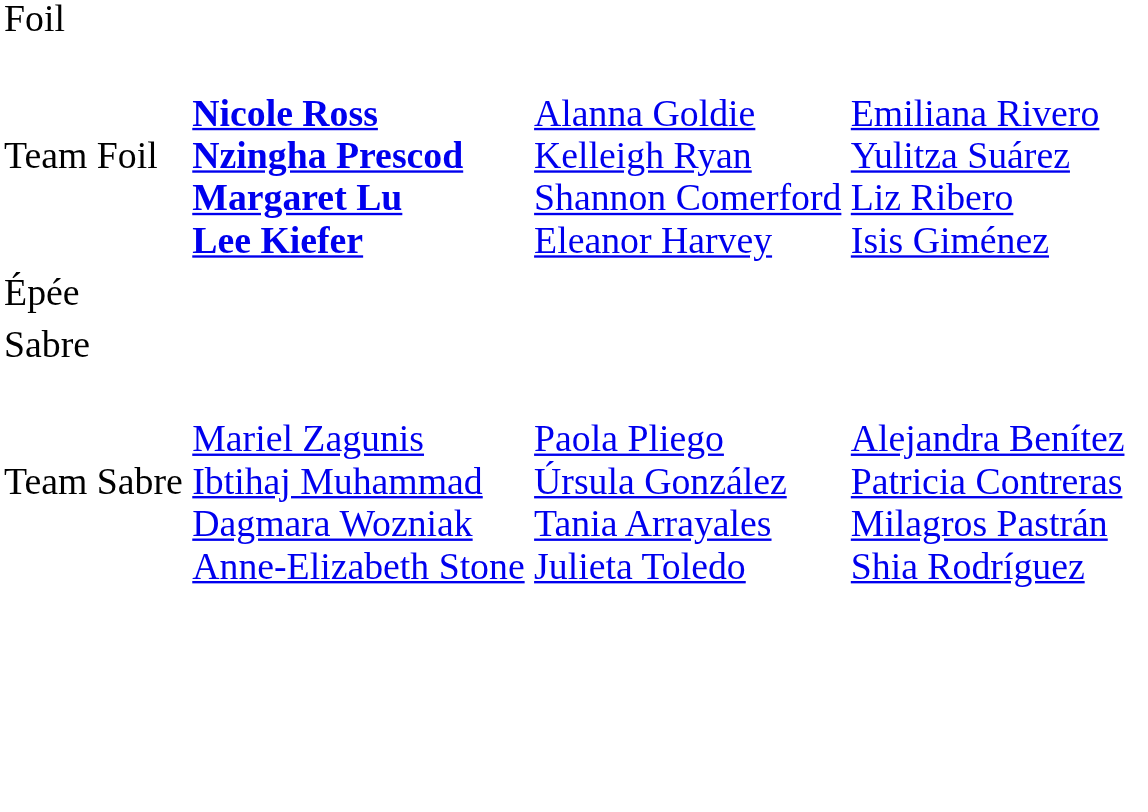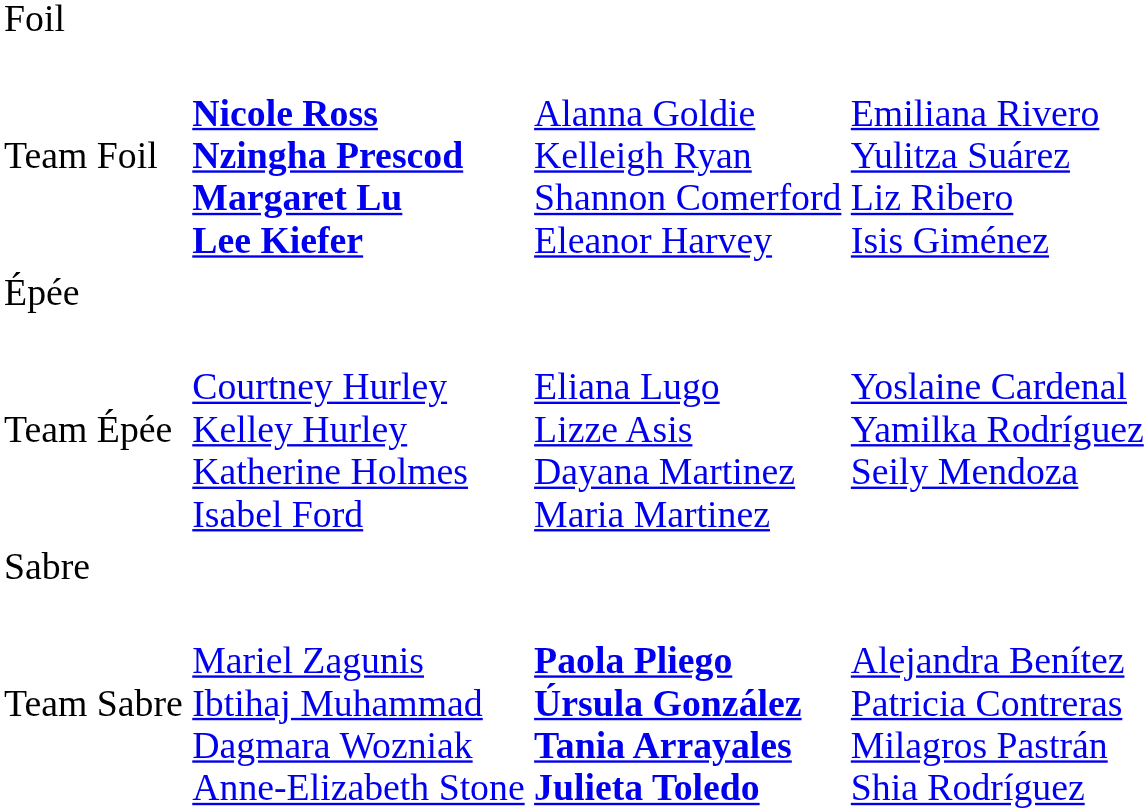+ row: (88, 429)
(660, 502) normal -> (668, 724) bold
